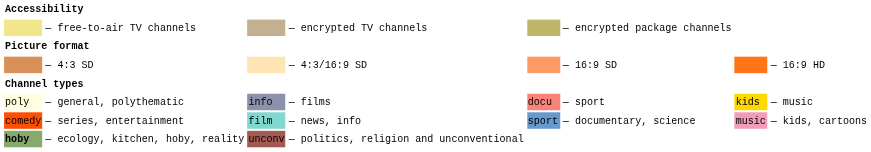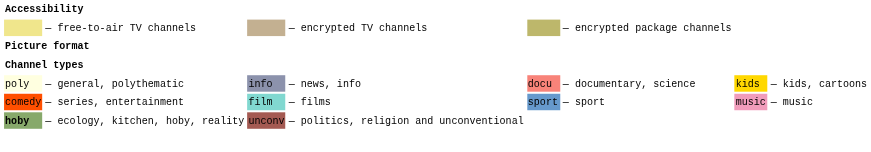- row: (69, 65)
(310, 103) — films -> (325, 84) — news, info
(584, 103) — sport -> (629, 84) — documentary, science
(792, 103) — music -> (819, 84) — kids, cartoons
(325, 121) — news, info -> (310, 103) — films
(629, 121) — documentary, science -> (584, 103) — sport
(819, 121) — kids, cartoons -> (792, 103) — music
